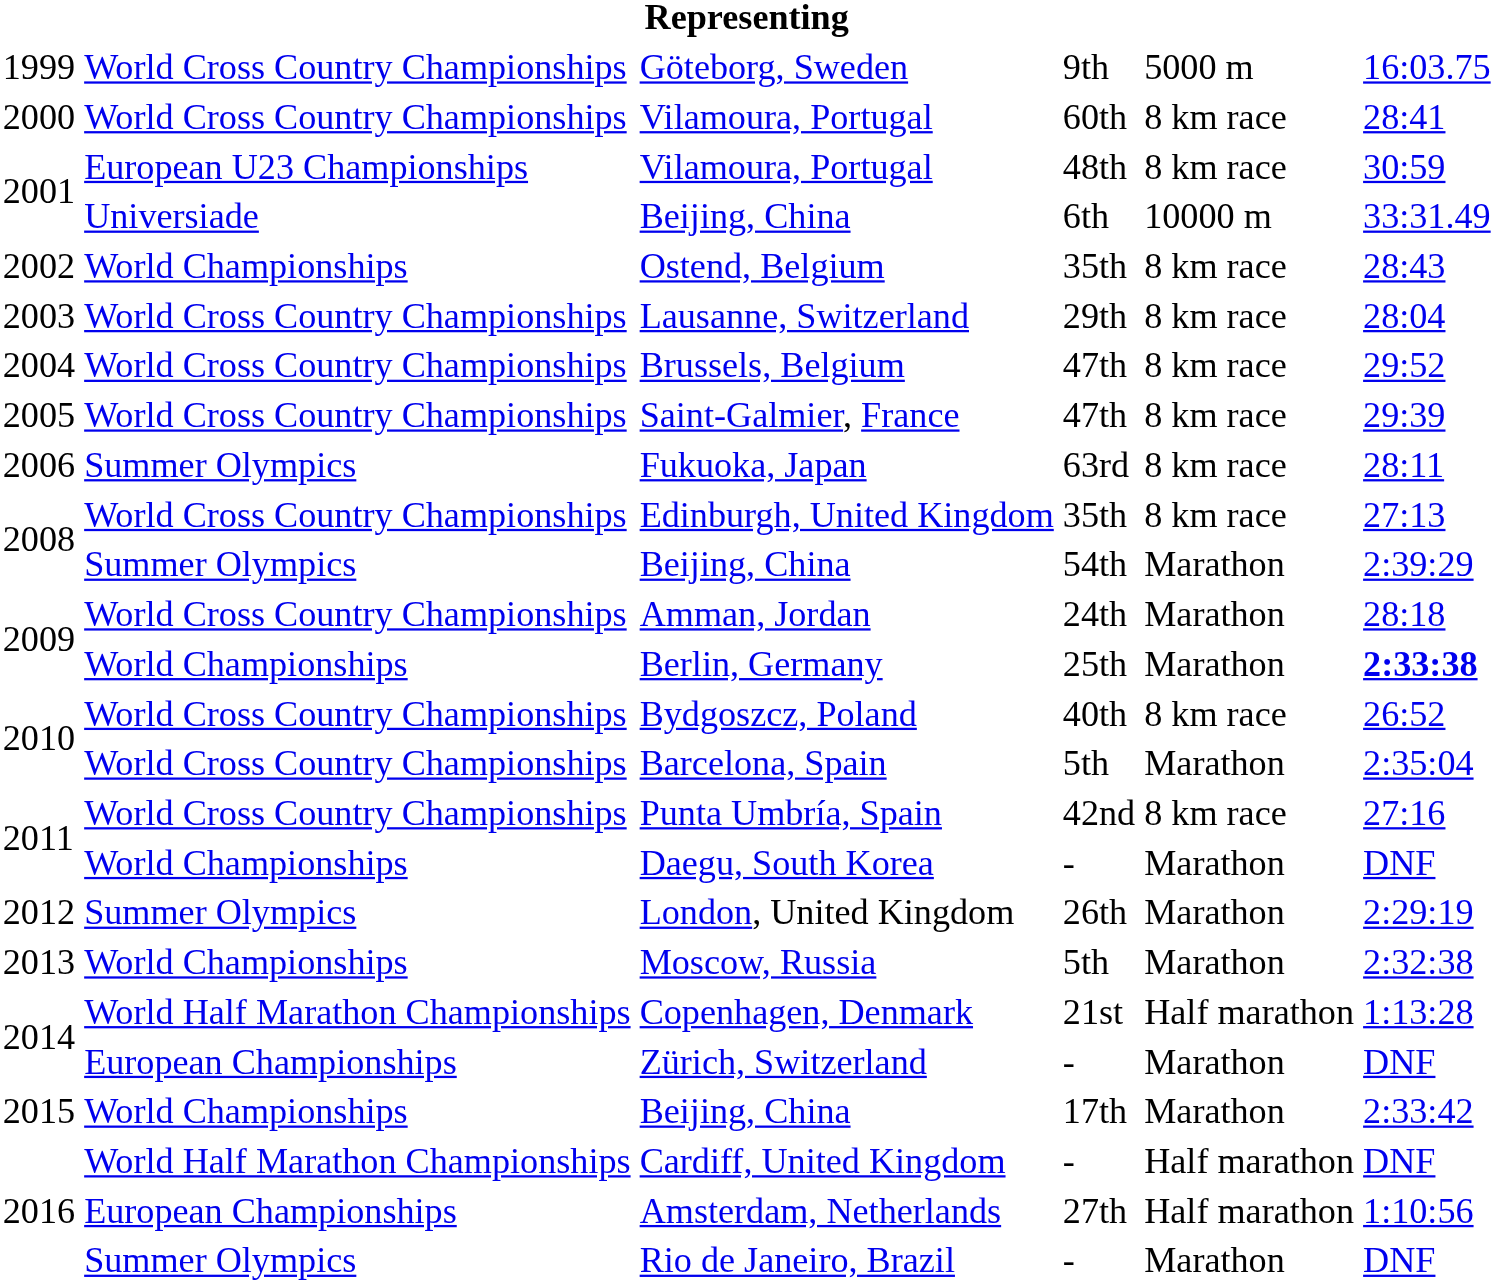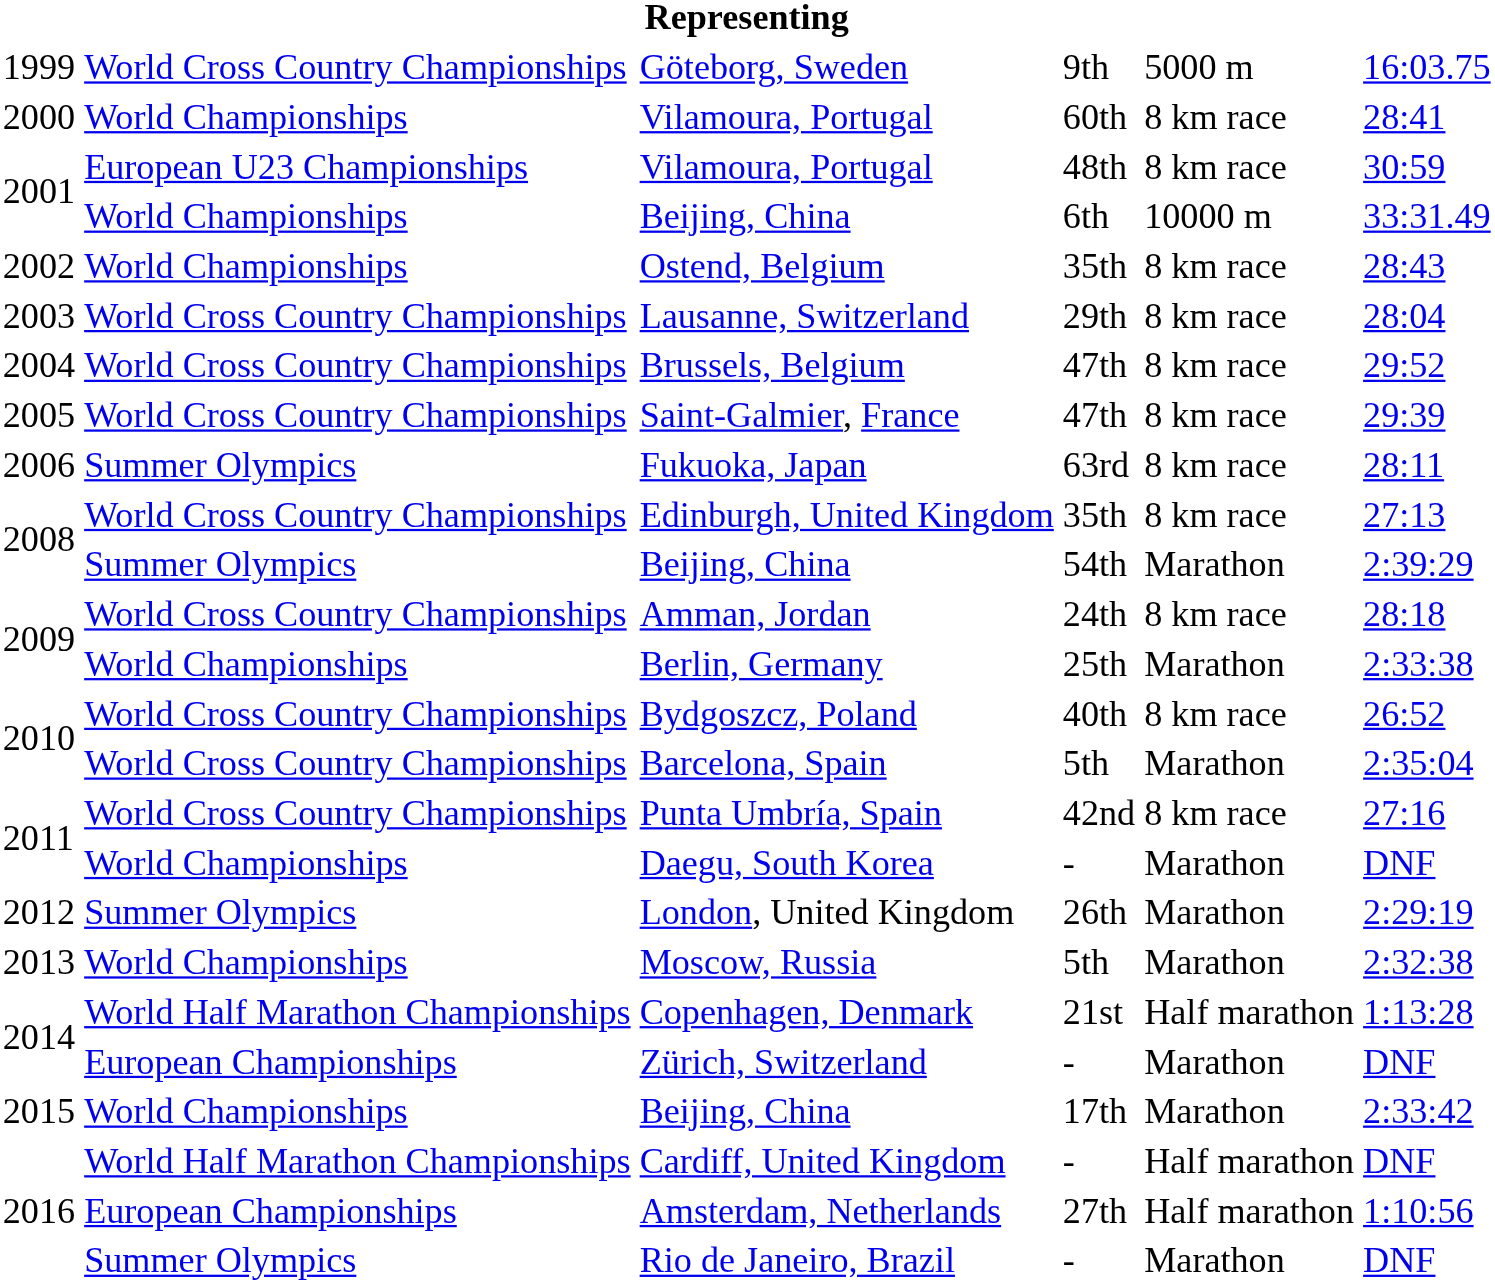(355, 116) World Cross Country Championships -> (246, 116) World Championships
(172, 216) Universiade -> (246, 216) World Championships
(1214, 614) Marathon -> (1215, 614) 8 km race
(1420, 663) bold -> (1418, 663) normal
